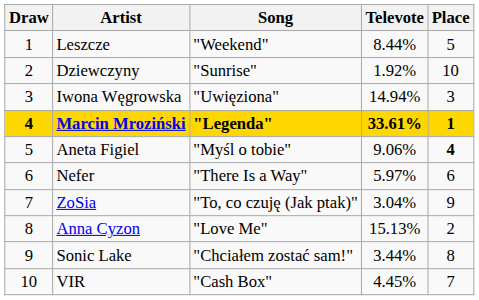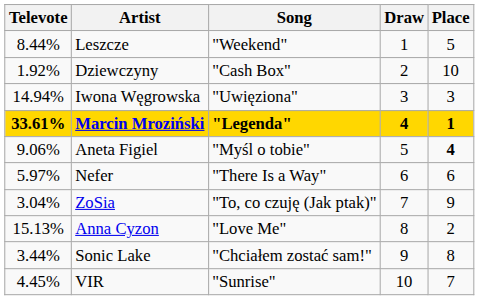columns swapped: (29, 17) <-> (395, 17)
(225, 70) "Sunrise" -> (252, 70) "Cash Box"
(233, 281) "Cash Box" -> (244, 281) "Sunrise"
